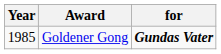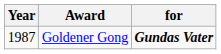(22, 37) 1985 -> (22, 37) 1987
